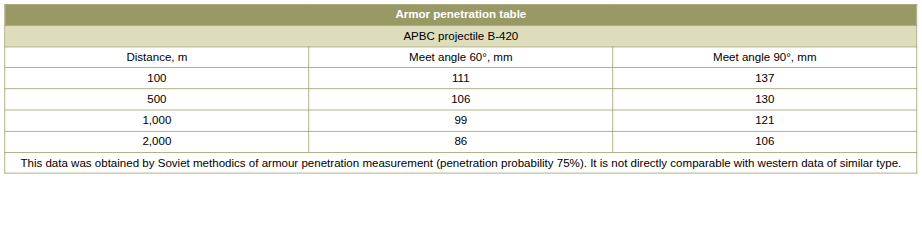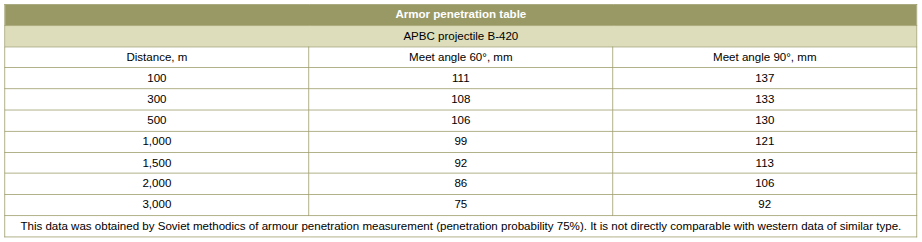+ row: (157, 99)
+ row: (157, 162)
+ row: (157, 204)
